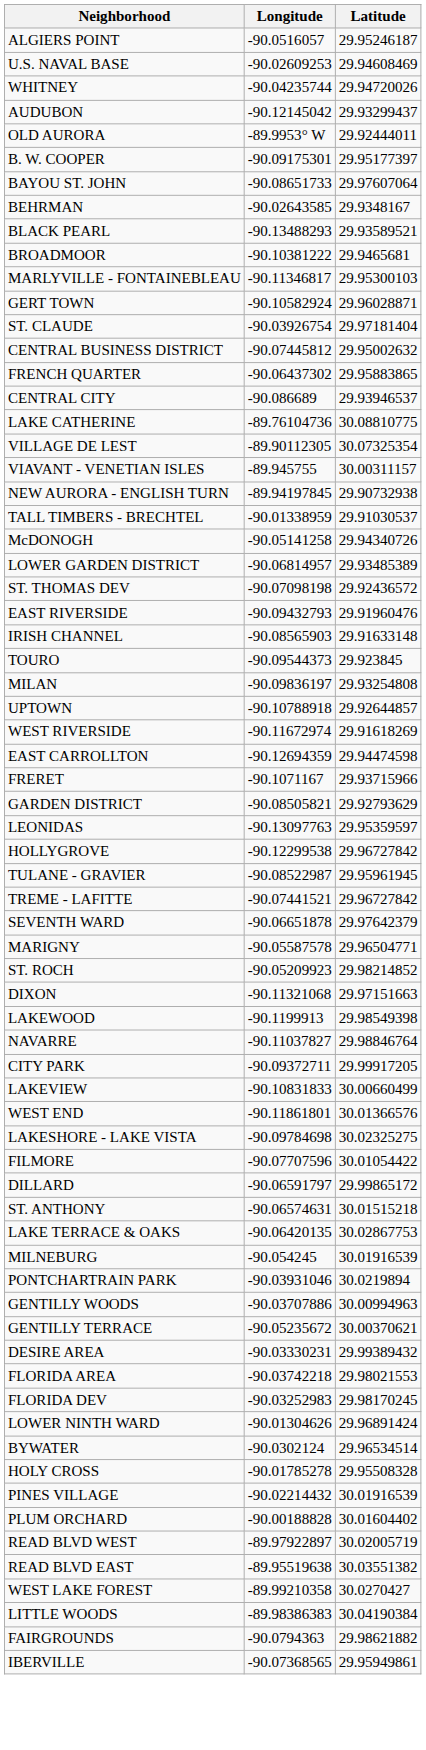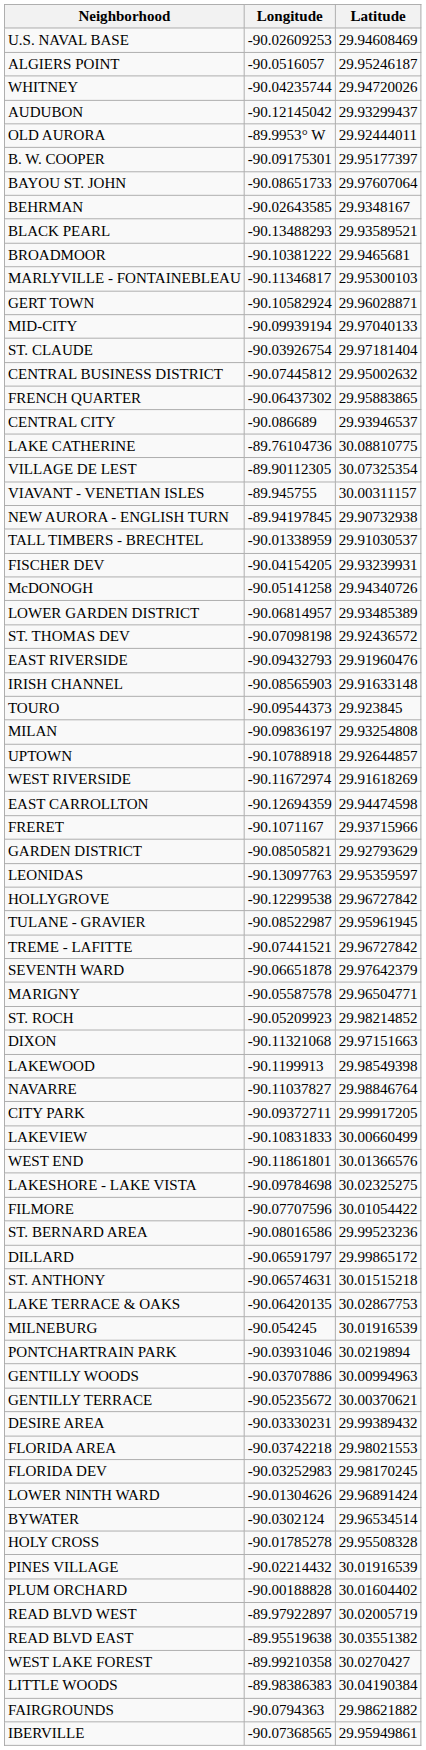rows swapped: (68, 64) <-> (64, 40)
+ row: (43, 326)
+ row: (56, 565)
+ row: (78, 1232)
